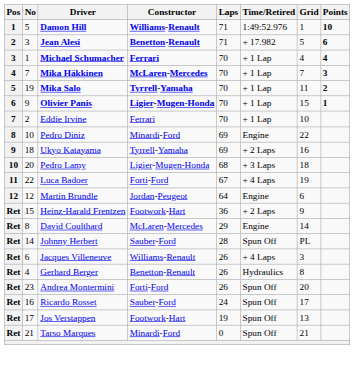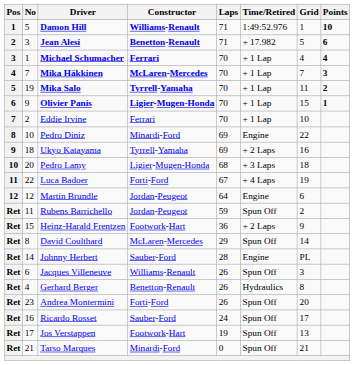+ row: (76, 211)
(256, 226) Engine -> (260, 241) Spun Off
(260, 241) Spun Off -> (256, 256) Engine
(259, 256) + 4 Laps -> (260, 272) Spun Off
